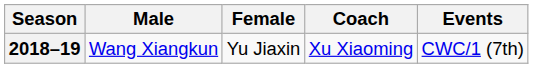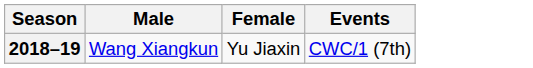- column: (361, 19)
